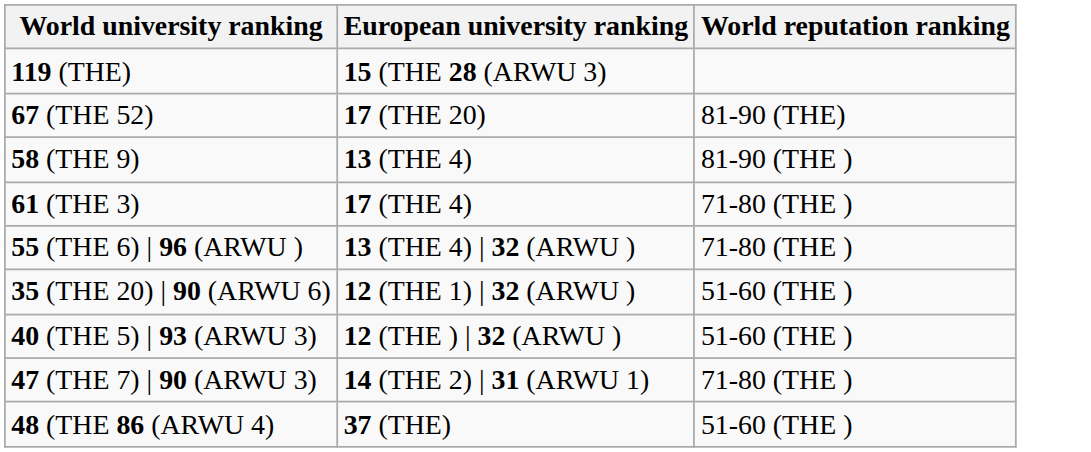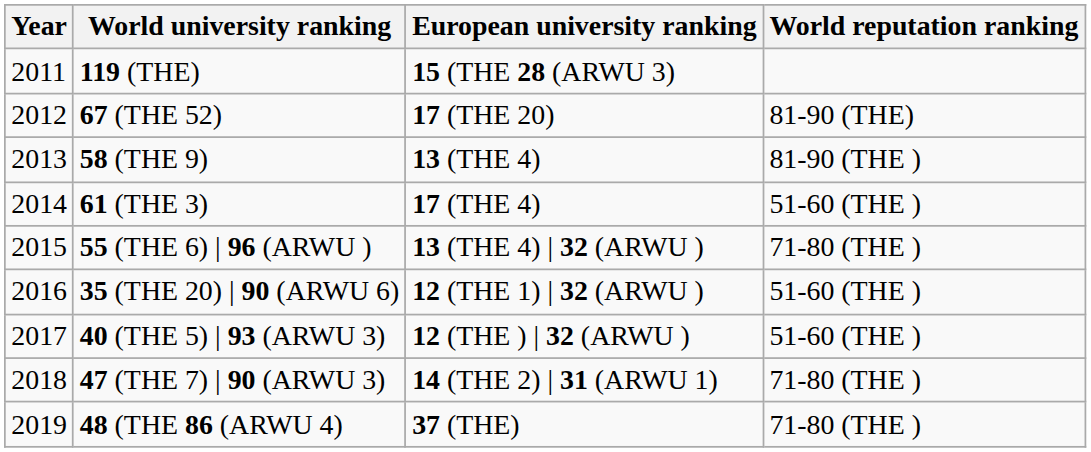+ column: (39, 26)
(777, 203) 71-80 (THE ) -> (845, 203) 51-60 (THE )
(777, 423) 51-60 (THE ) -> (845, 423) 71-80 (THE )
